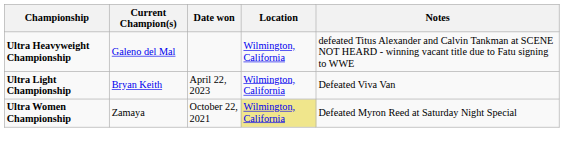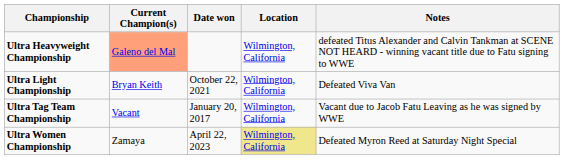(144, 51) no background -> (144, 51) lightsalmon background
(208, 85) April 22, 2023 -> (214, 85) October 22, 2021
+ row: (41, 113)
(214, 113) October 22, 2021 -> (208, 140) April 22, 2023
